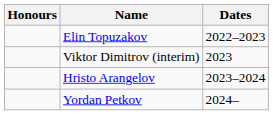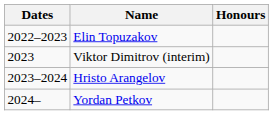columns swapped: (235, 15) <-> (32, 15)
